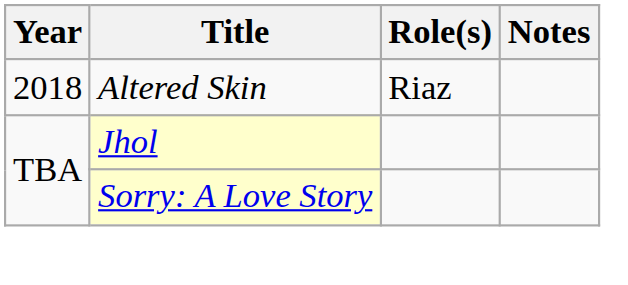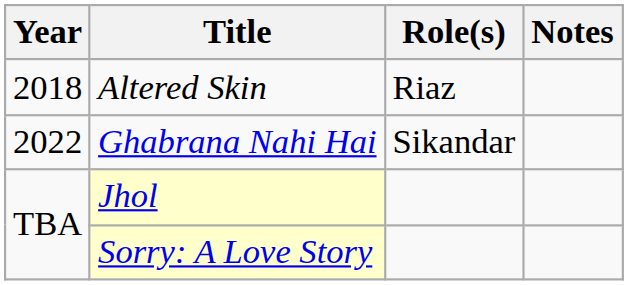+ row: (237, 141)
